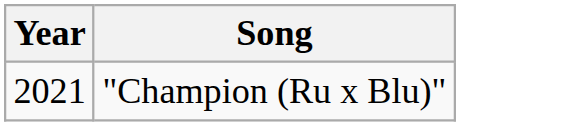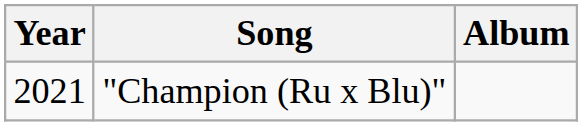+ column: (516, 33)
